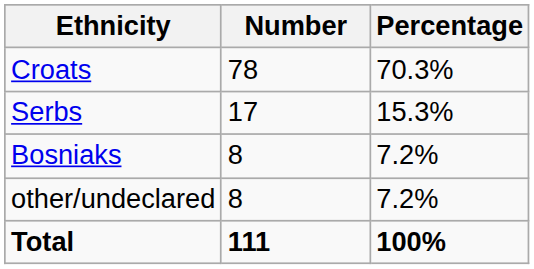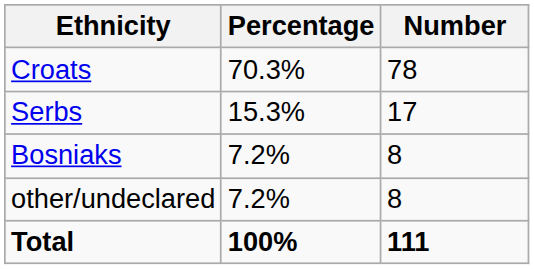columns swapped: (296, 26) <-> (450, 26)
